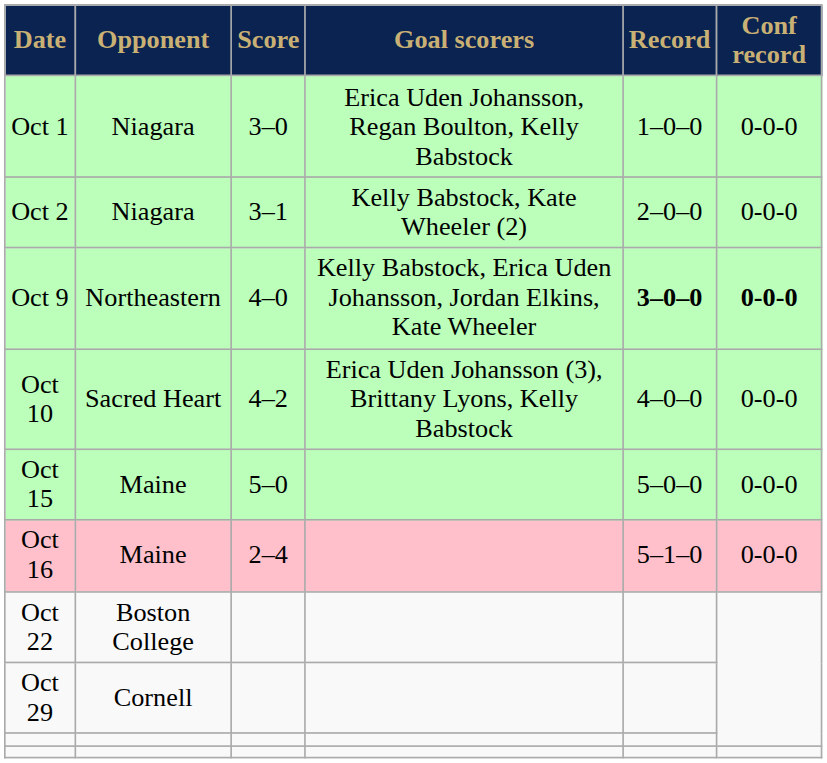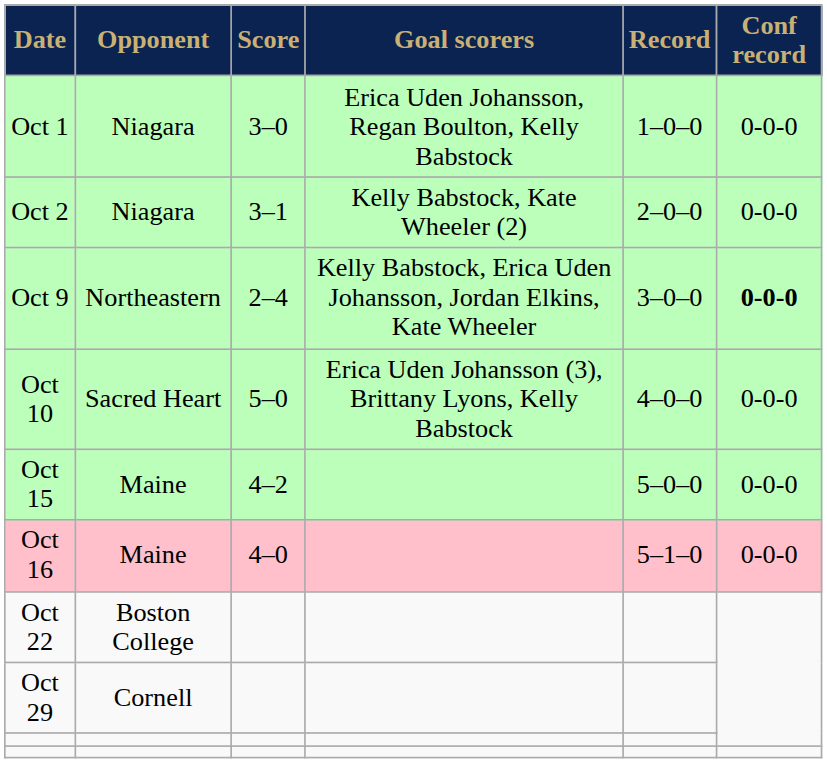(268, 297) 4–0 -> (268, 297) 2–4
(670, 297) bold -> (670, 297) normal
(268, 398) 4–2 -> (268, 398) 5–0
(268, 484) 5–0 -> (268, 484) 4–2
(268, 555) 2–4 -> (268, 555) 4–0
